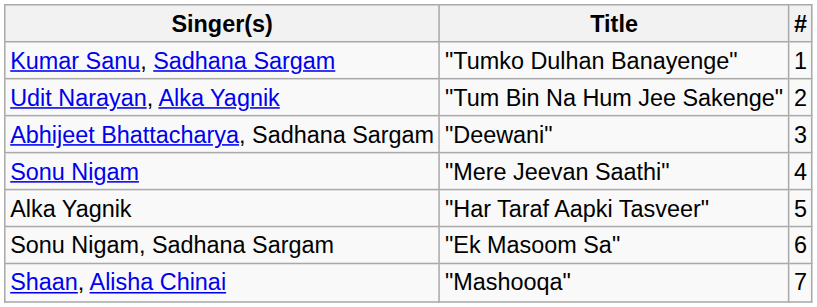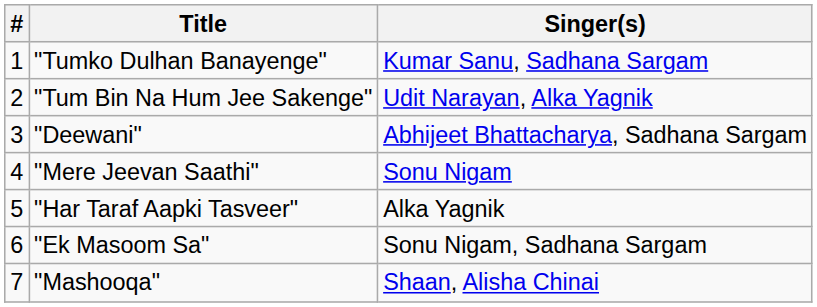columns swapped: (801, 23) <-> (222, 23)
